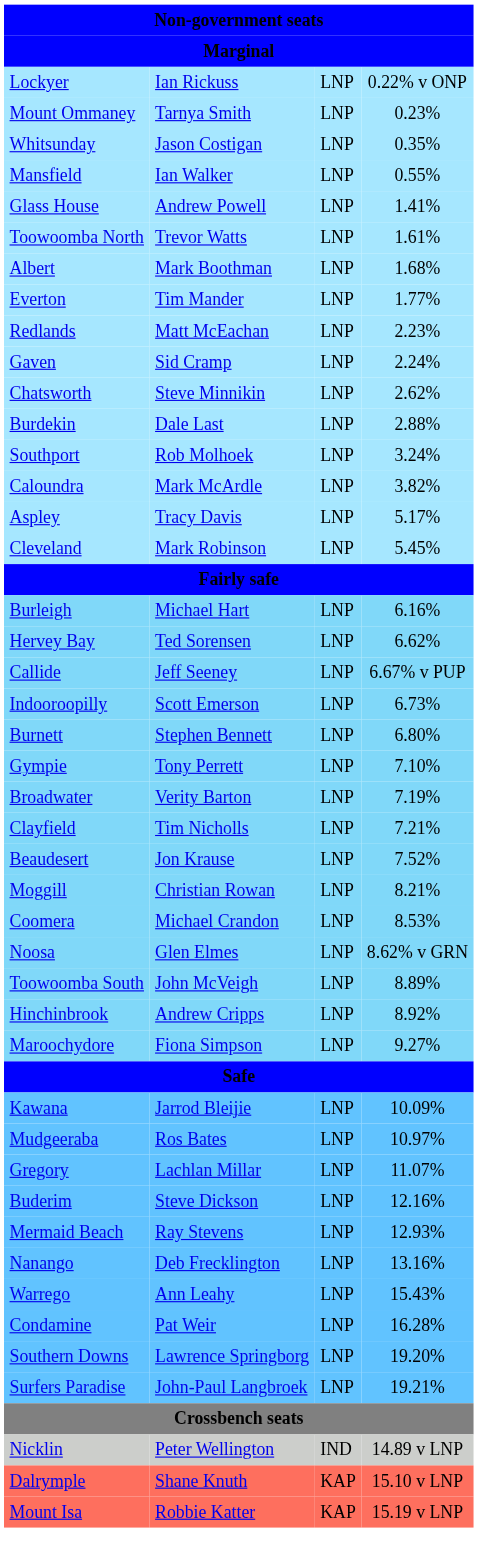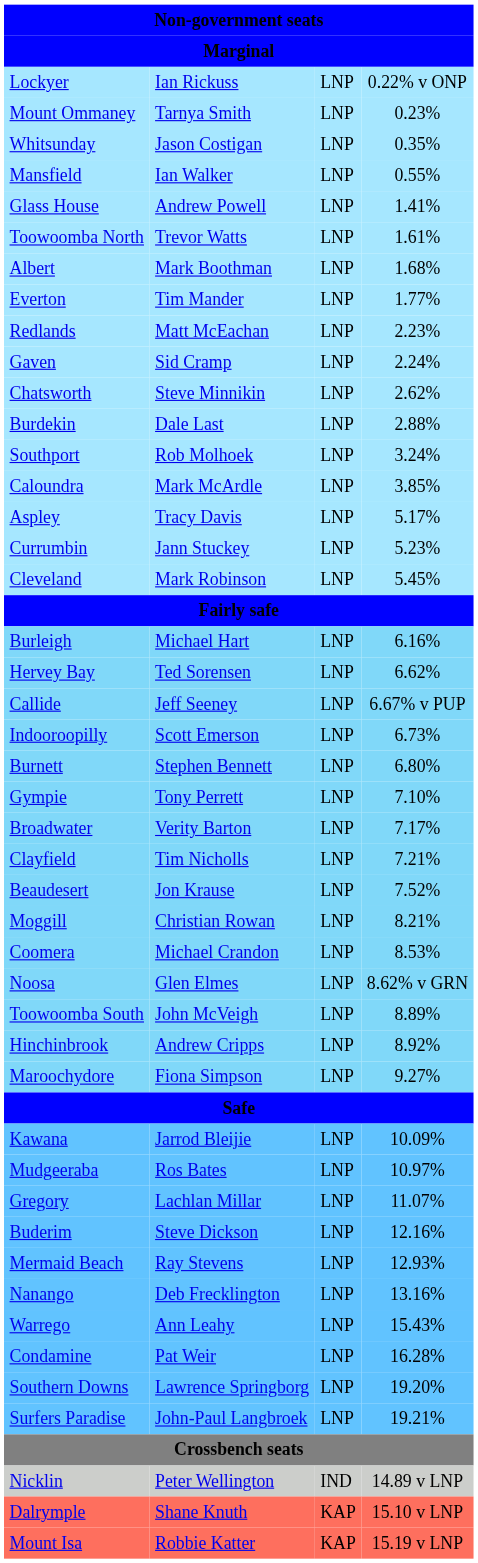(417, 486) 3.82% -> (417, 486) 3.85%
+ row: (49, 548)
(417, 797) 7.19% -> (417, 828) 7.17%
